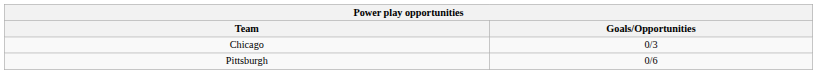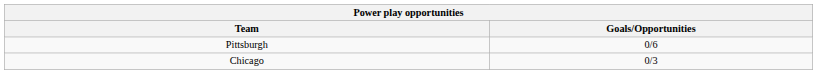rows swapped: (247, 61) <-> (247, 45)
